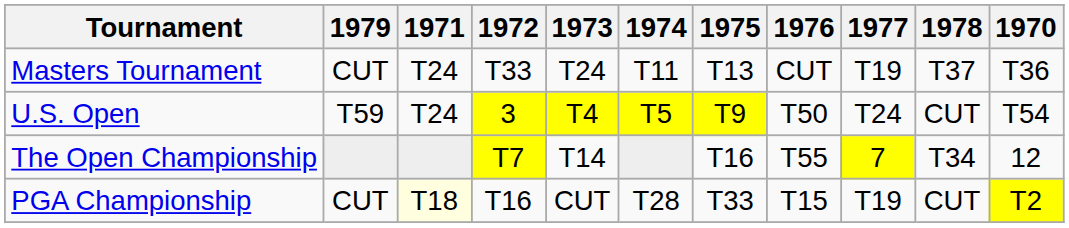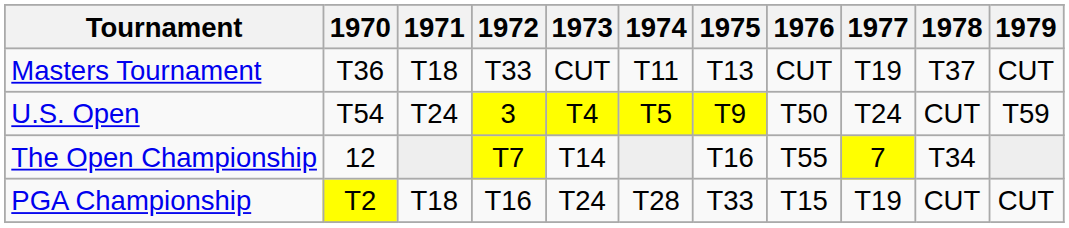columns swapped: (1026, 27) <-> (360, 27)
(434, 70) T24 -> (434, 70) T18
(582, 70) T24 -> (582, 70) CUT
(434, 201) lightyellow background -> (434, 201) no background
(582, 201) CUT -> (582, 201) T24
